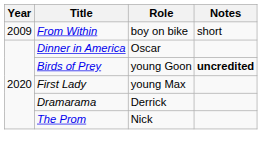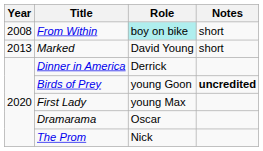(19, 31) 2009 -> (19, 31) 2008
(159, 31) no background -> (159, 31) paleturquoise background
+ row: (56, 48)
(146, 48) Oscar -> (149, 66) Derrick
(149, 102) Derrick -> (146, 119) Oscar
